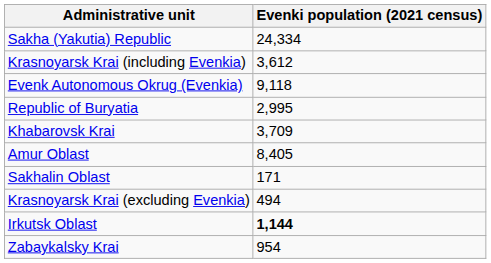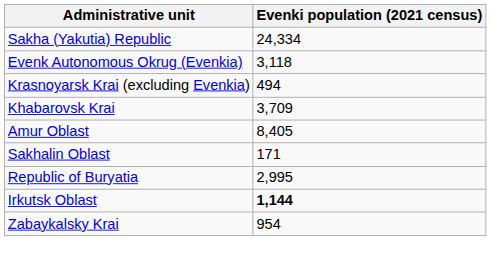- row: (127, 62)
(274, 85) 9,118 -> (274, 62) 3,118
rows swapped: (129, 200) <-> (73, 108)
